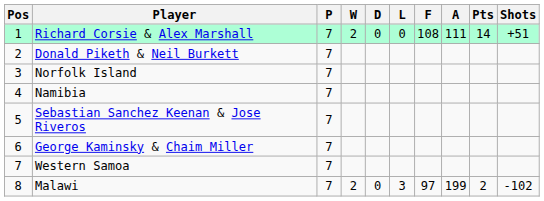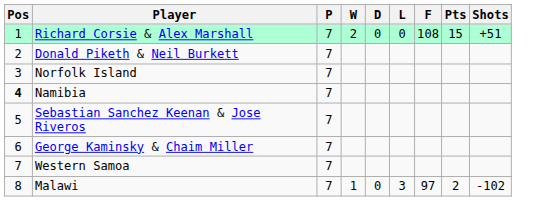- column: (456, 14)
(483, 34) 14 -> (456, 34) 15
(18, 93) normal -> (18, 93) bold
(353, 186) 2 -> (353, 186) 1
